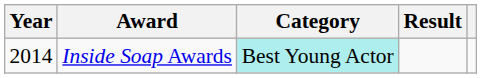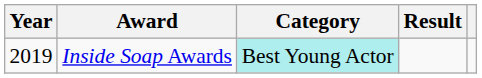(31, 55) 2014 -> (31, 55) 2019
